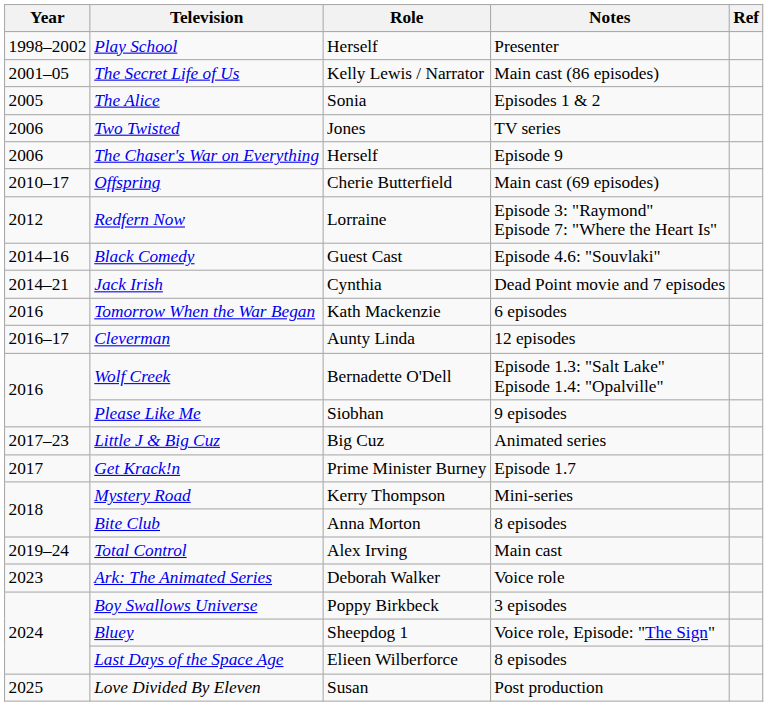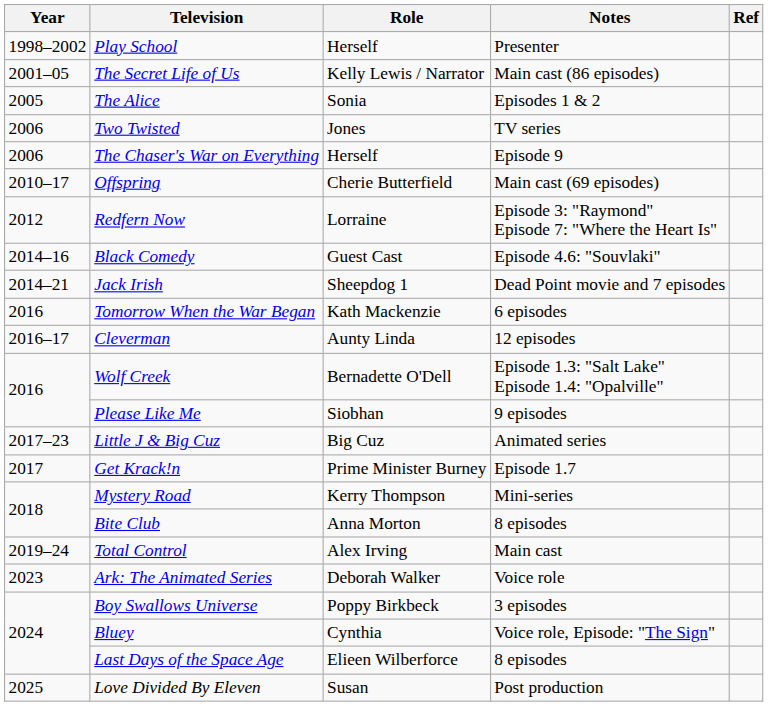(354, 284) Cynthia -> (368, 284) Sheepdog 1
(368, 632) Sheepdog 1 -> (354, 632) Cynthia
